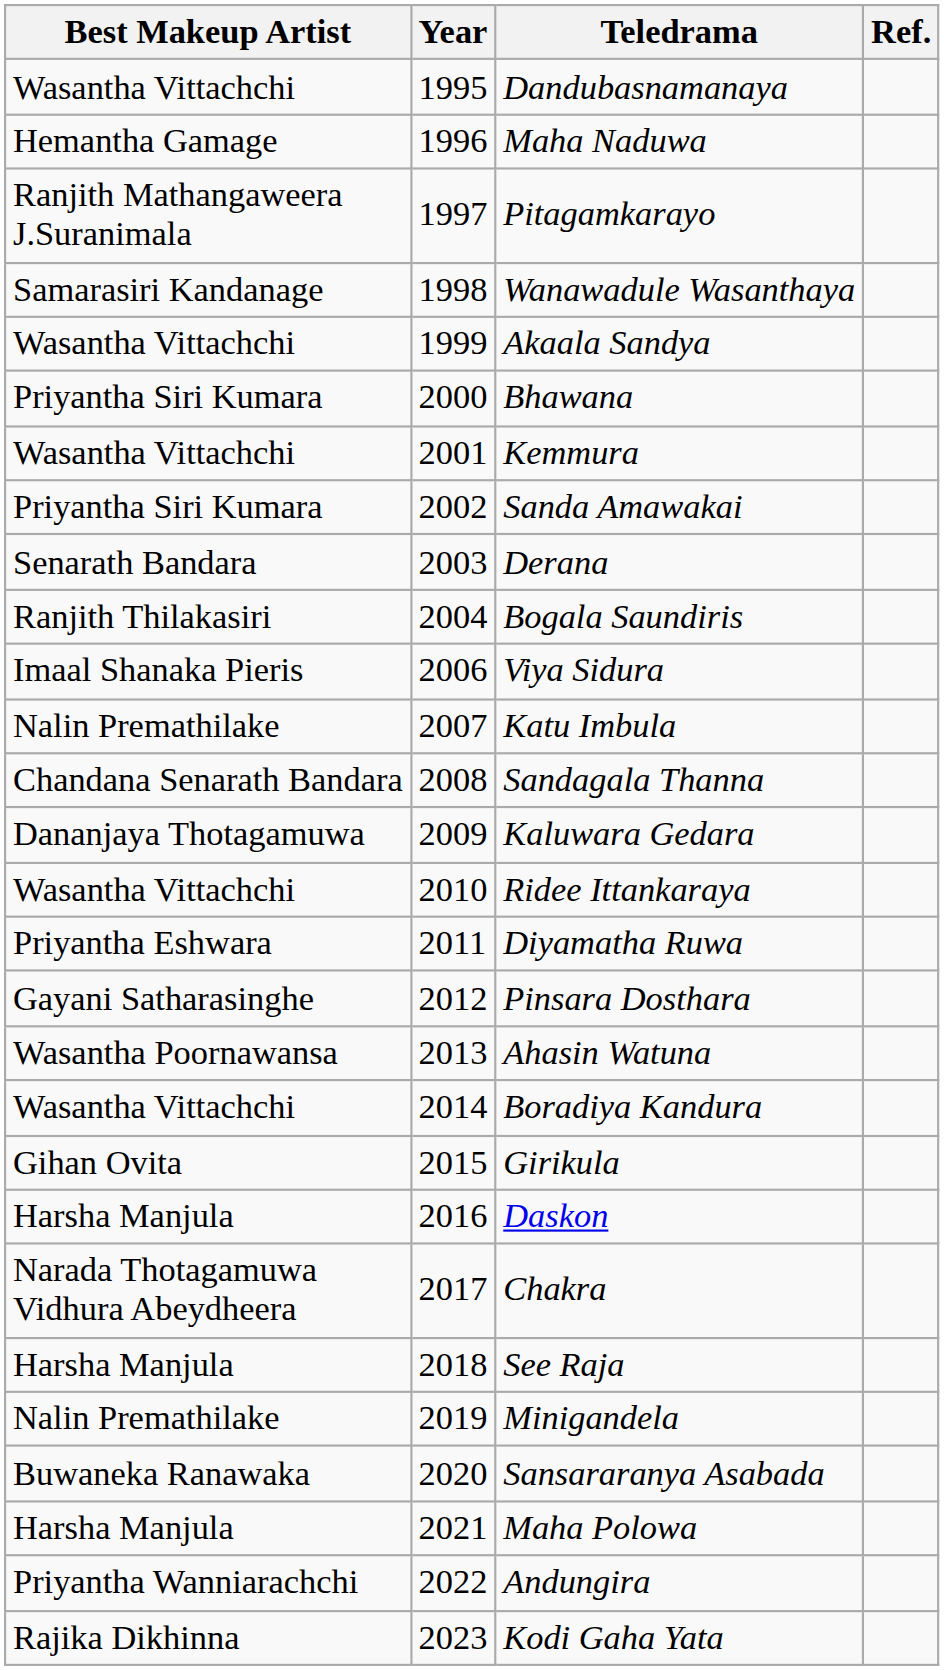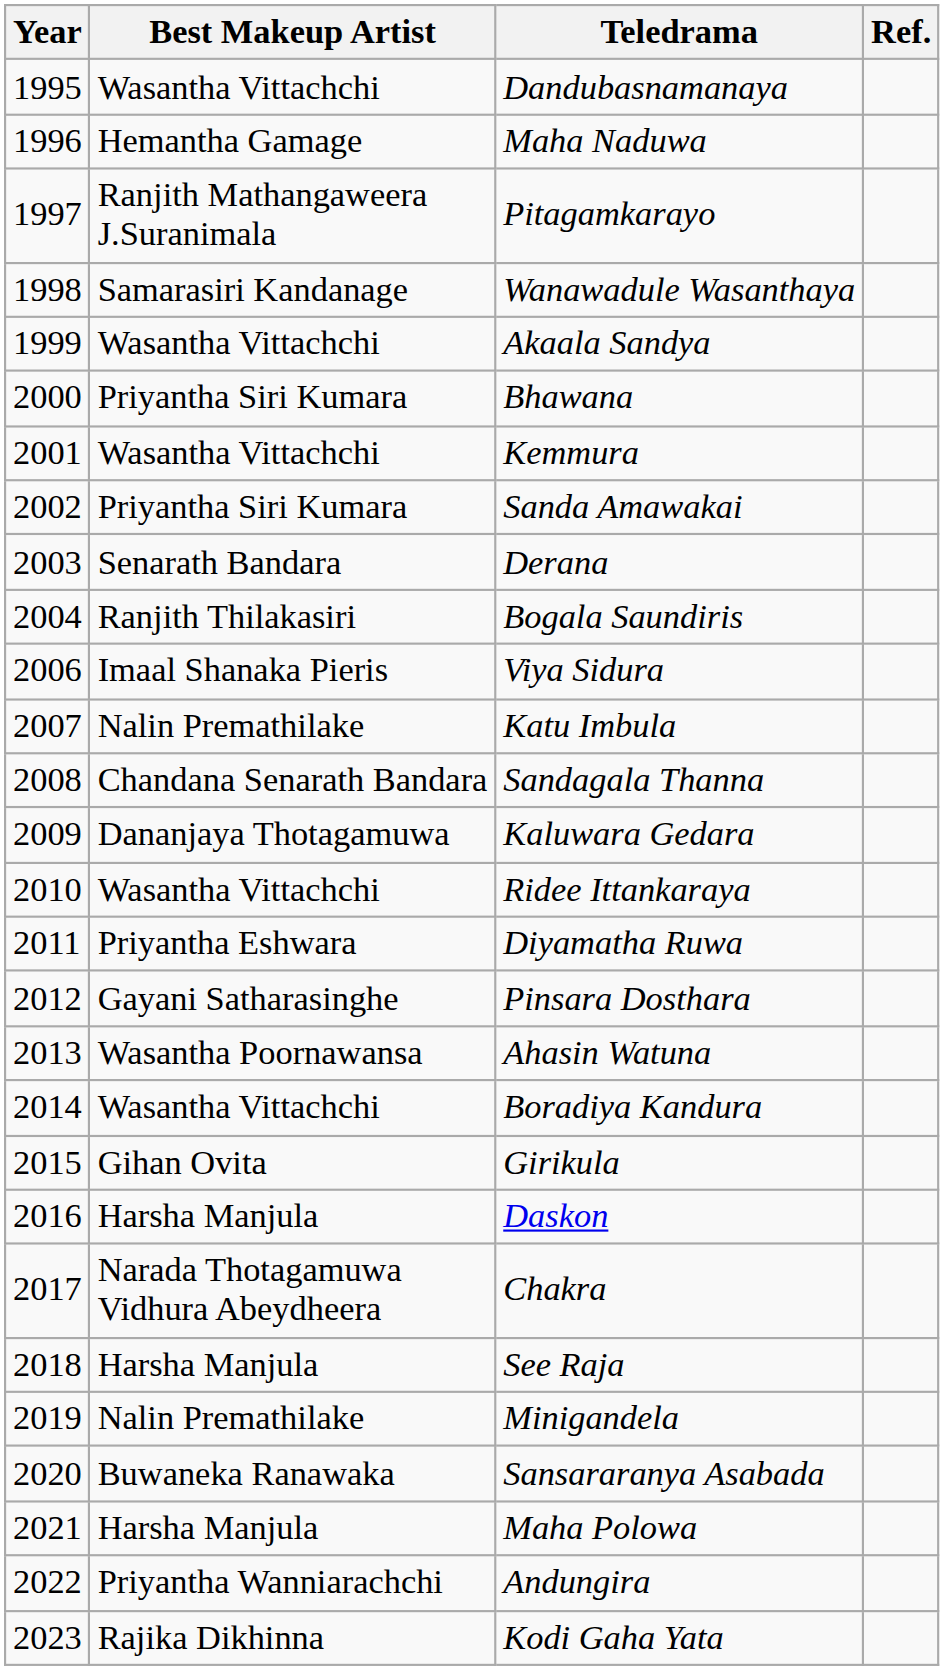columns swapped: (453, 31) <-> (208, 31)
